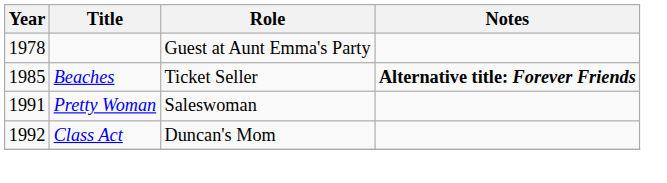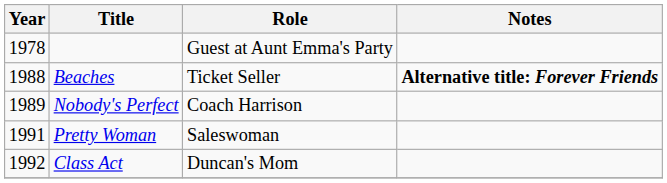(27, 76) 1985 -> (27, 76) 1988
+ row: (116, 105)
